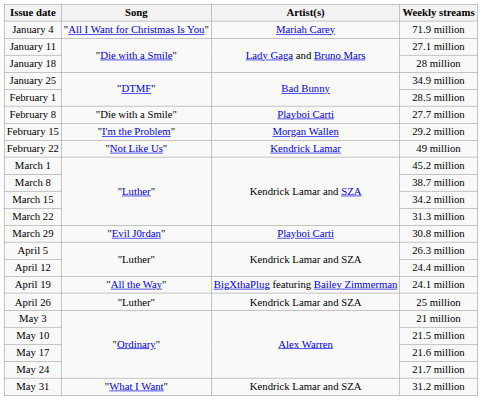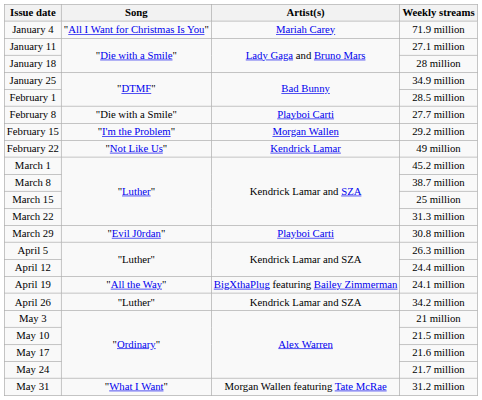(438, 200) 34.2 million -> (438, 200) 25 million
(438, 302) 25 million -> (438, 302) 34.2 million
(306, 387) Kendrick Lamar and SZA -> (306, 387) Morgan Wallen featuring Tate McRae
